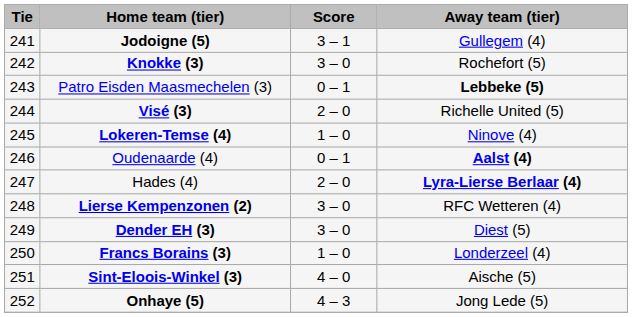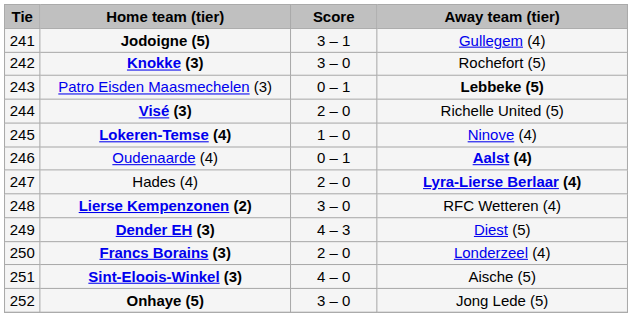(334, 230) 3 – 0 -> (334, 230) 4 – 3
(334, 253) 1 – 0 -> (334, 253) 2 – 0
(334, 301) 4 – 3 -> (334, 301) 3 – 0
